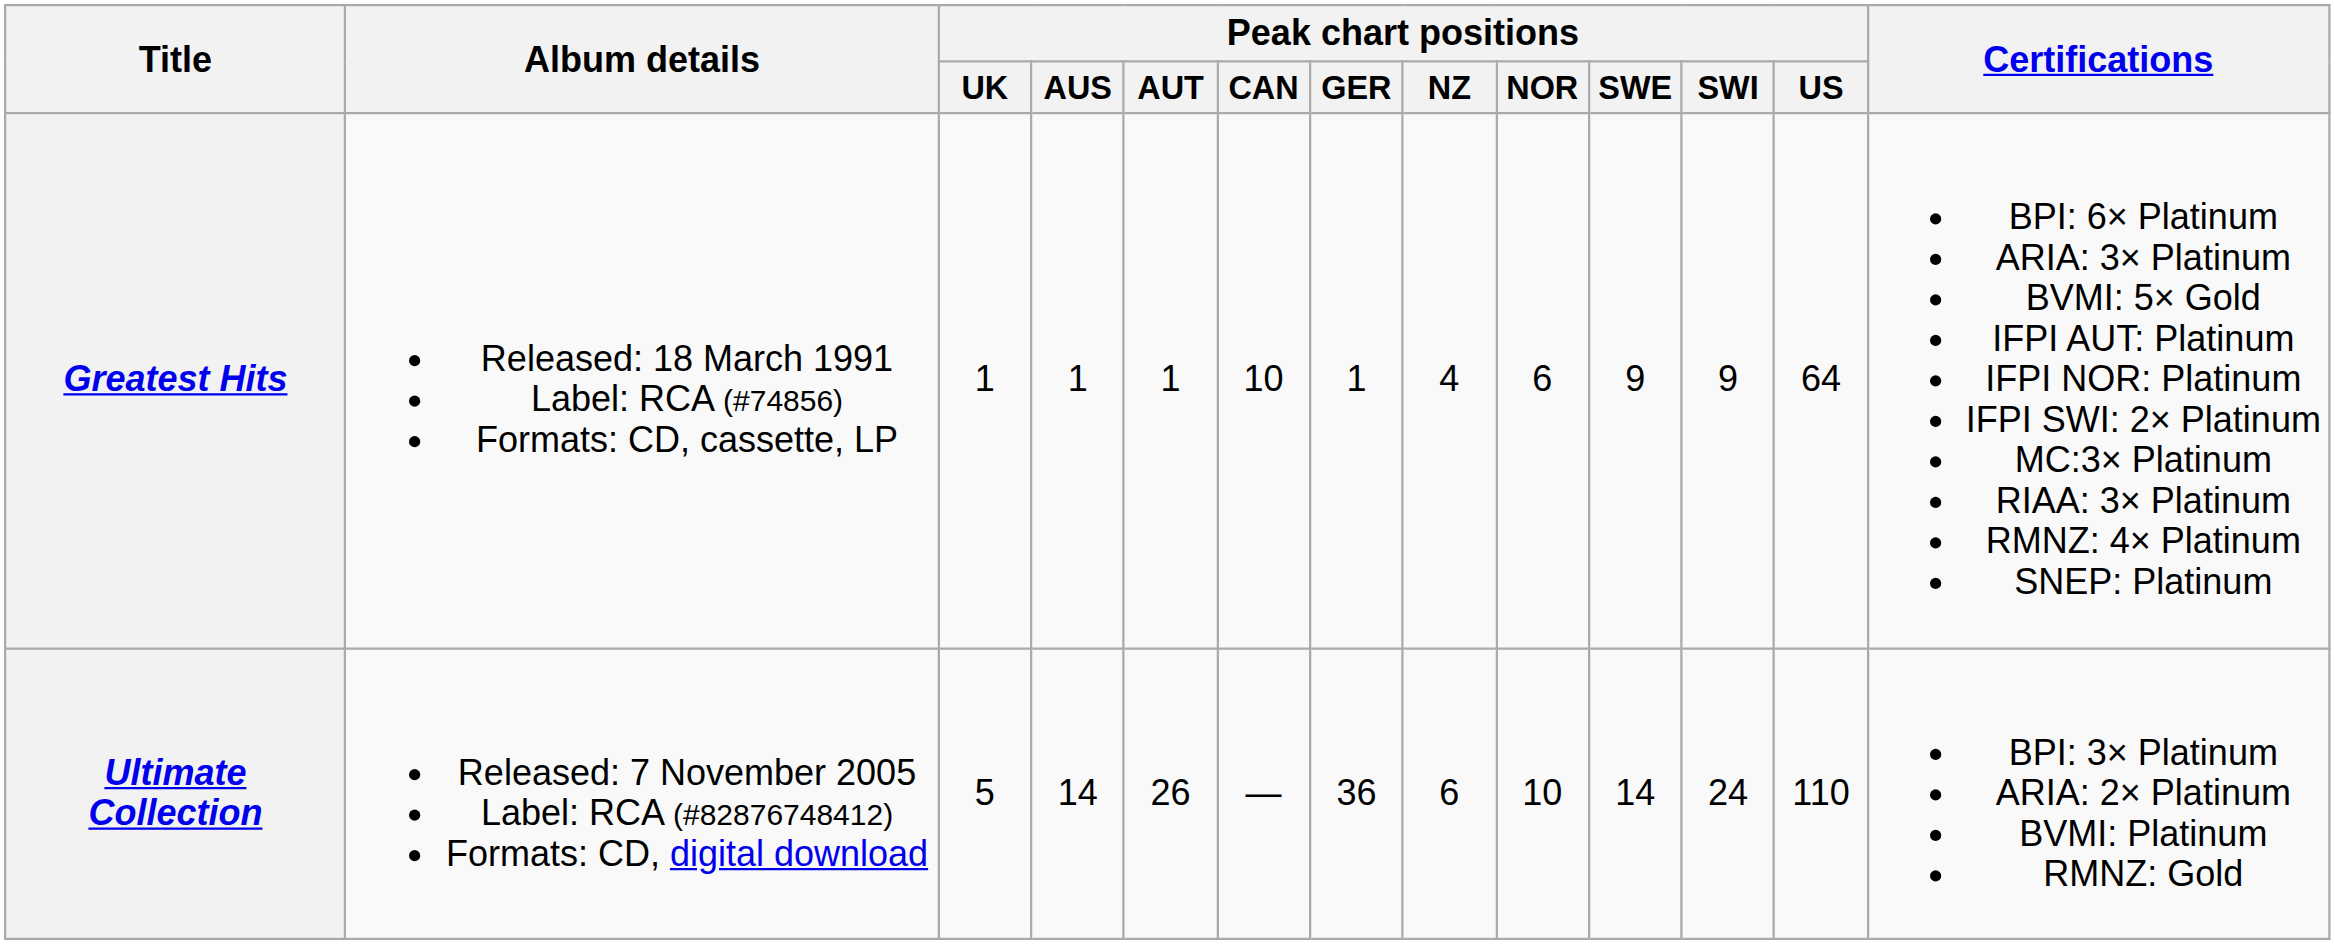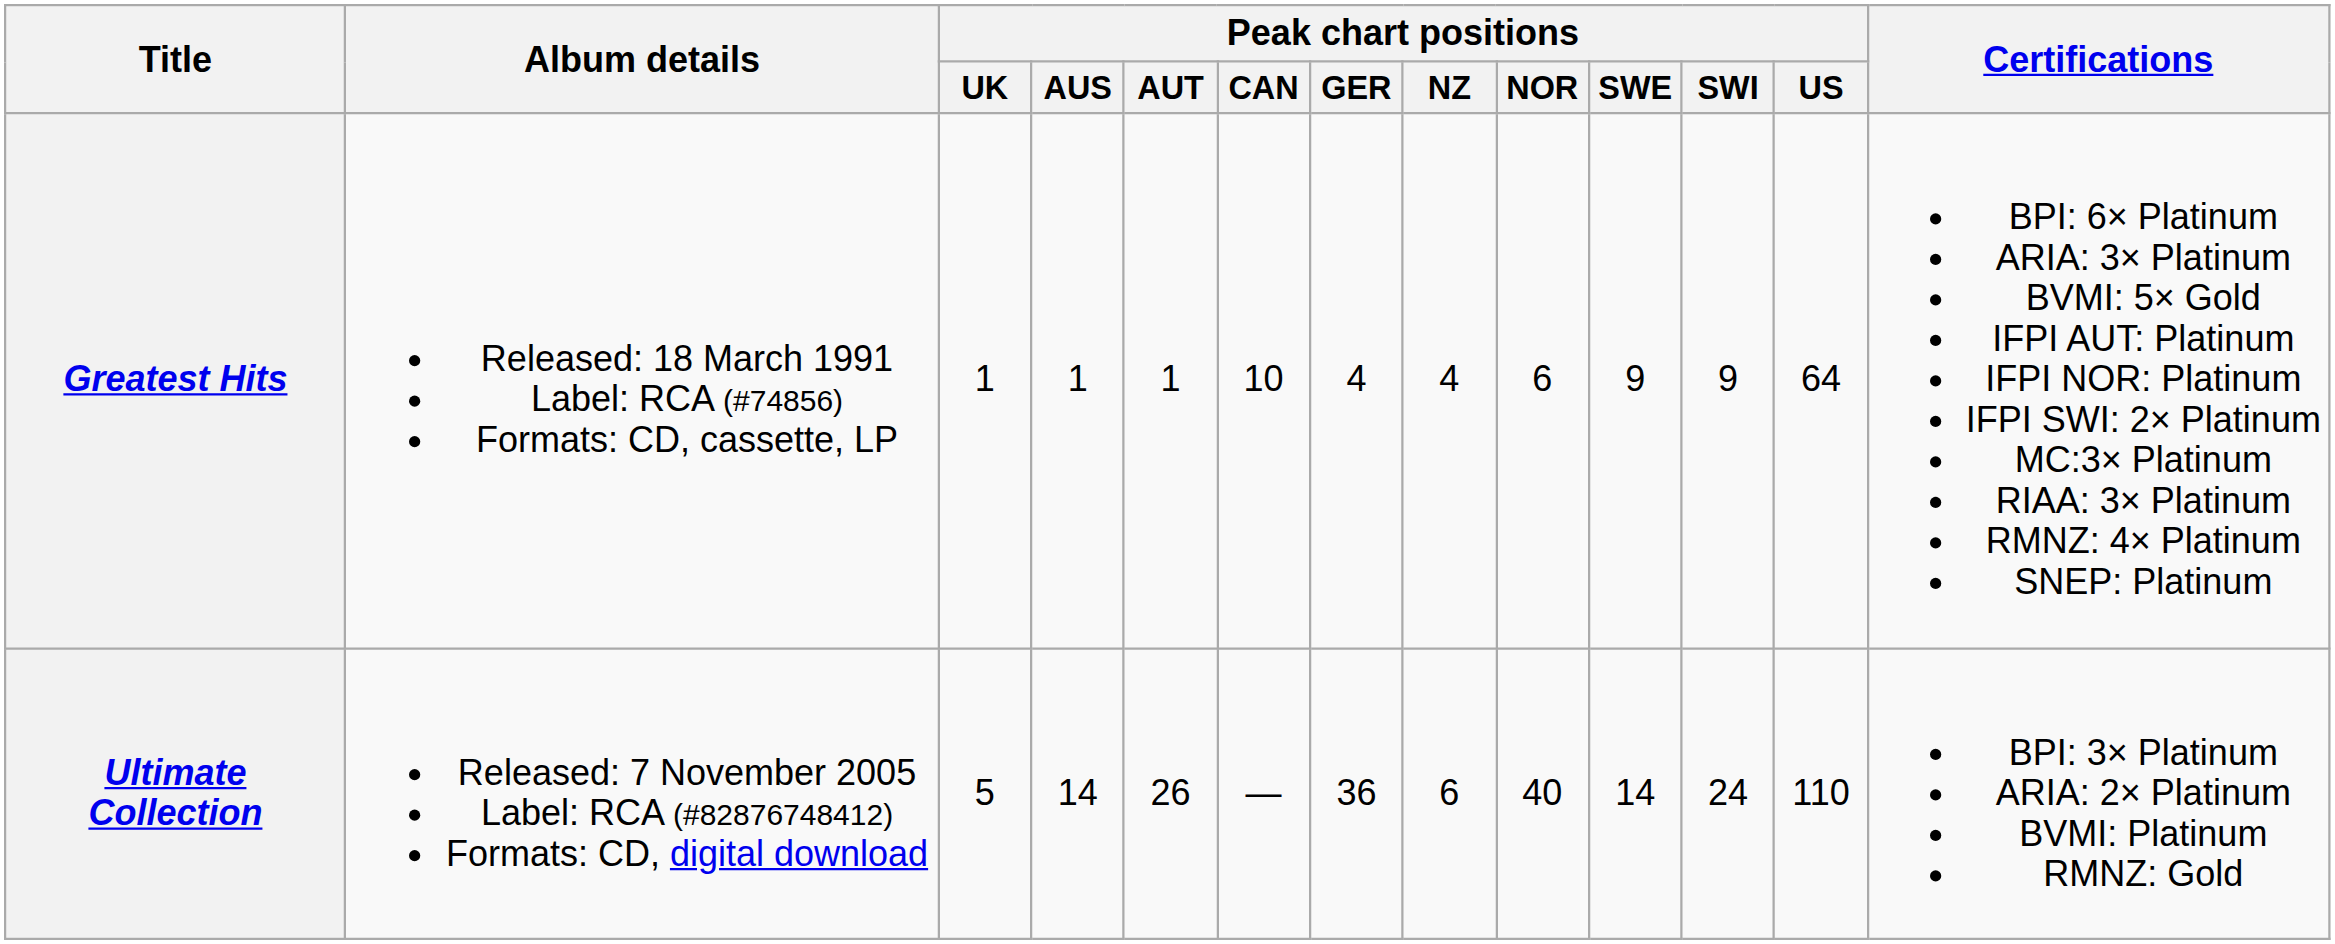(1356, 379) 1 -> (1356, 379) 4
(1542, 792) 10 -> (1542, 792) 40
